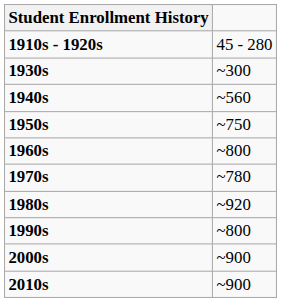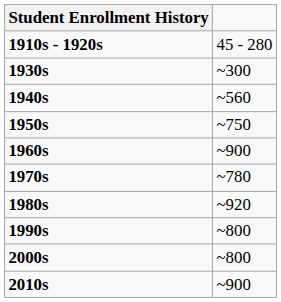(234, 151) ~800 -> (234, 151) ~900
(234, 257) ~900 -> (234, 257) ~800
